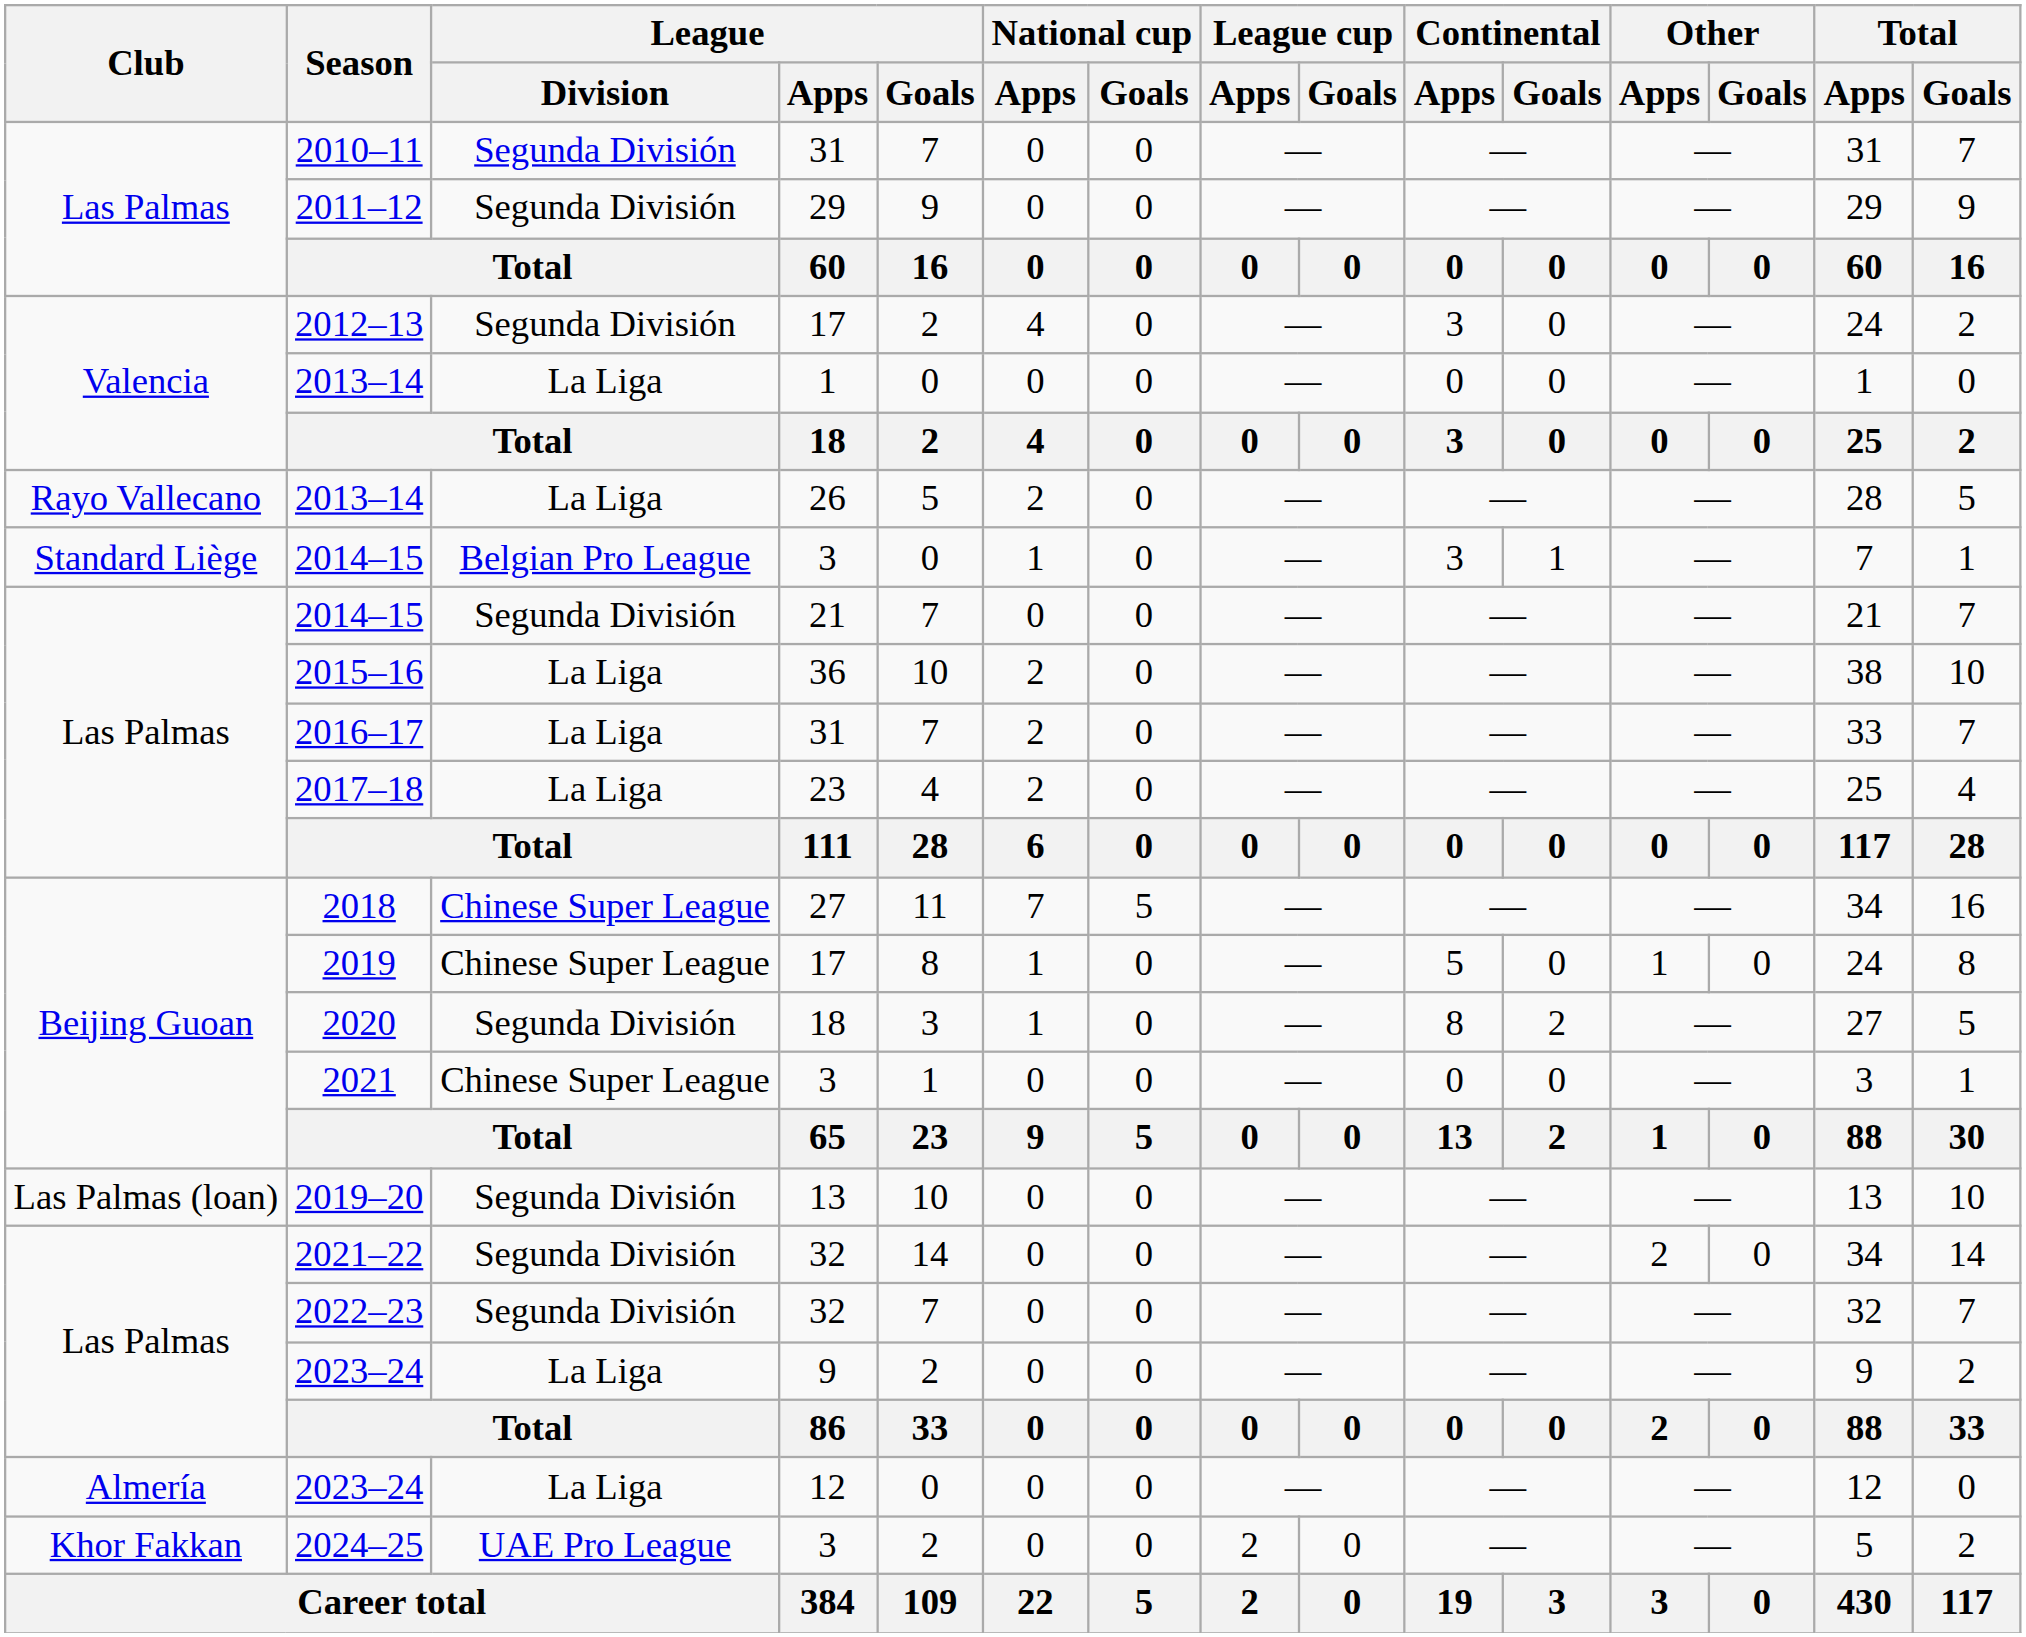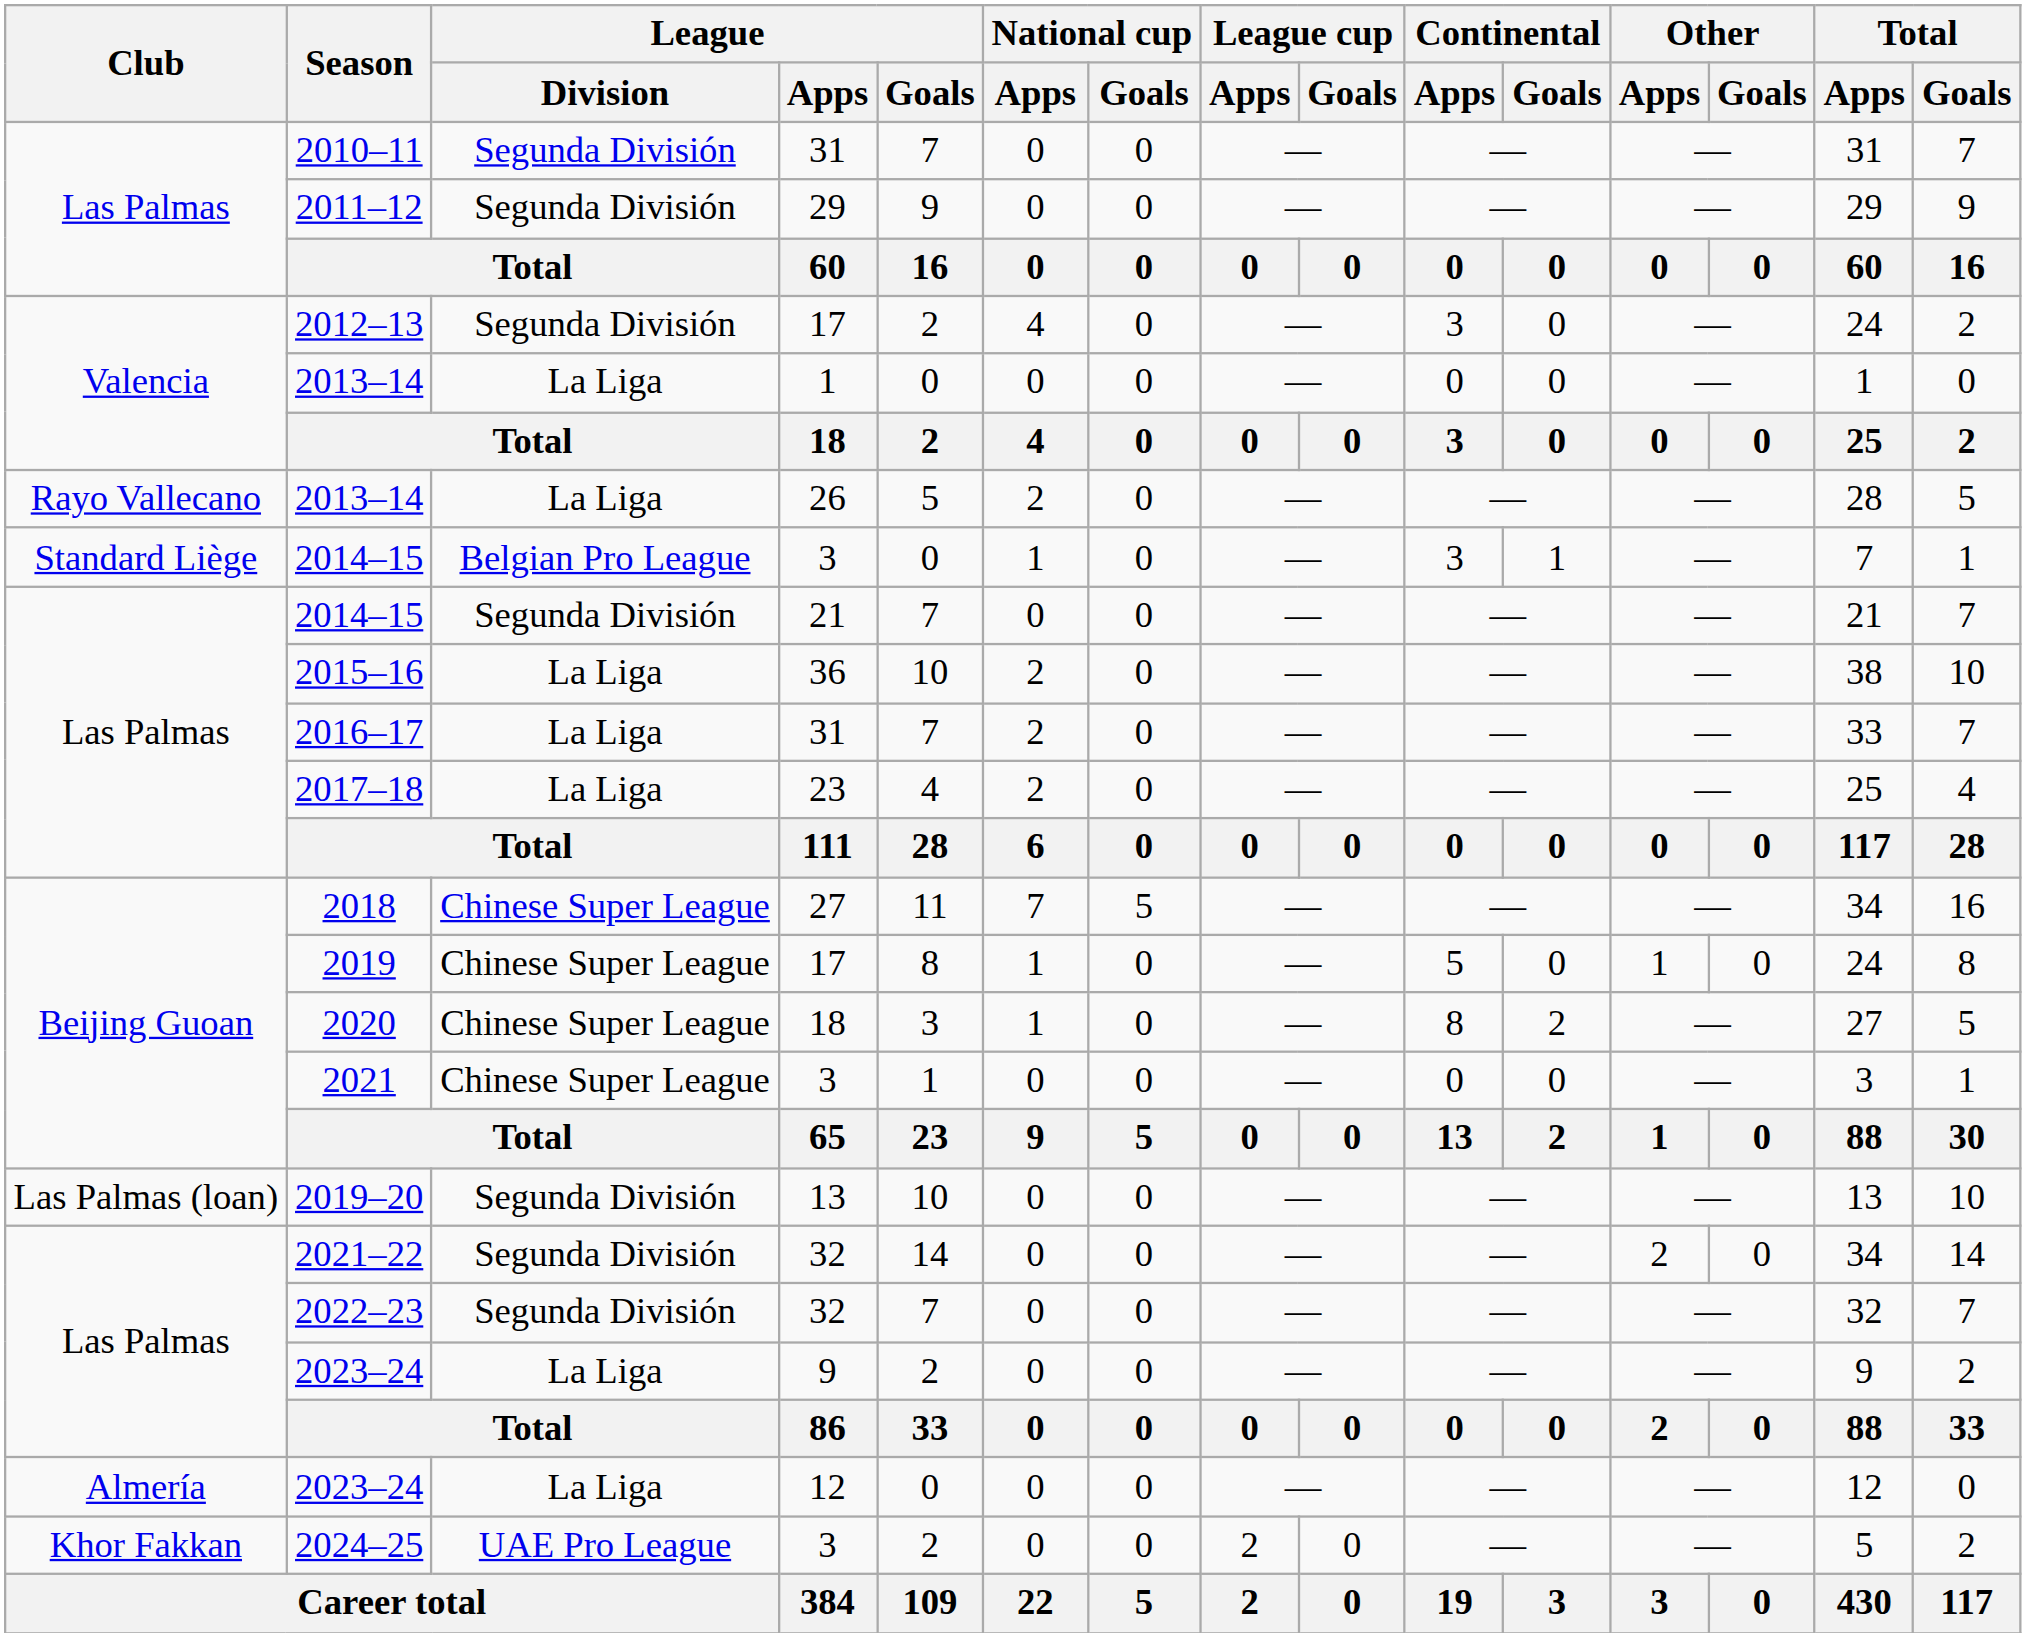(605, 1021) Segunda División -> (605, 1021) Chinese Super League
